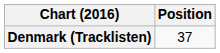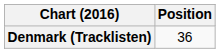(185, 37) 37 -> (185, 37) 36
